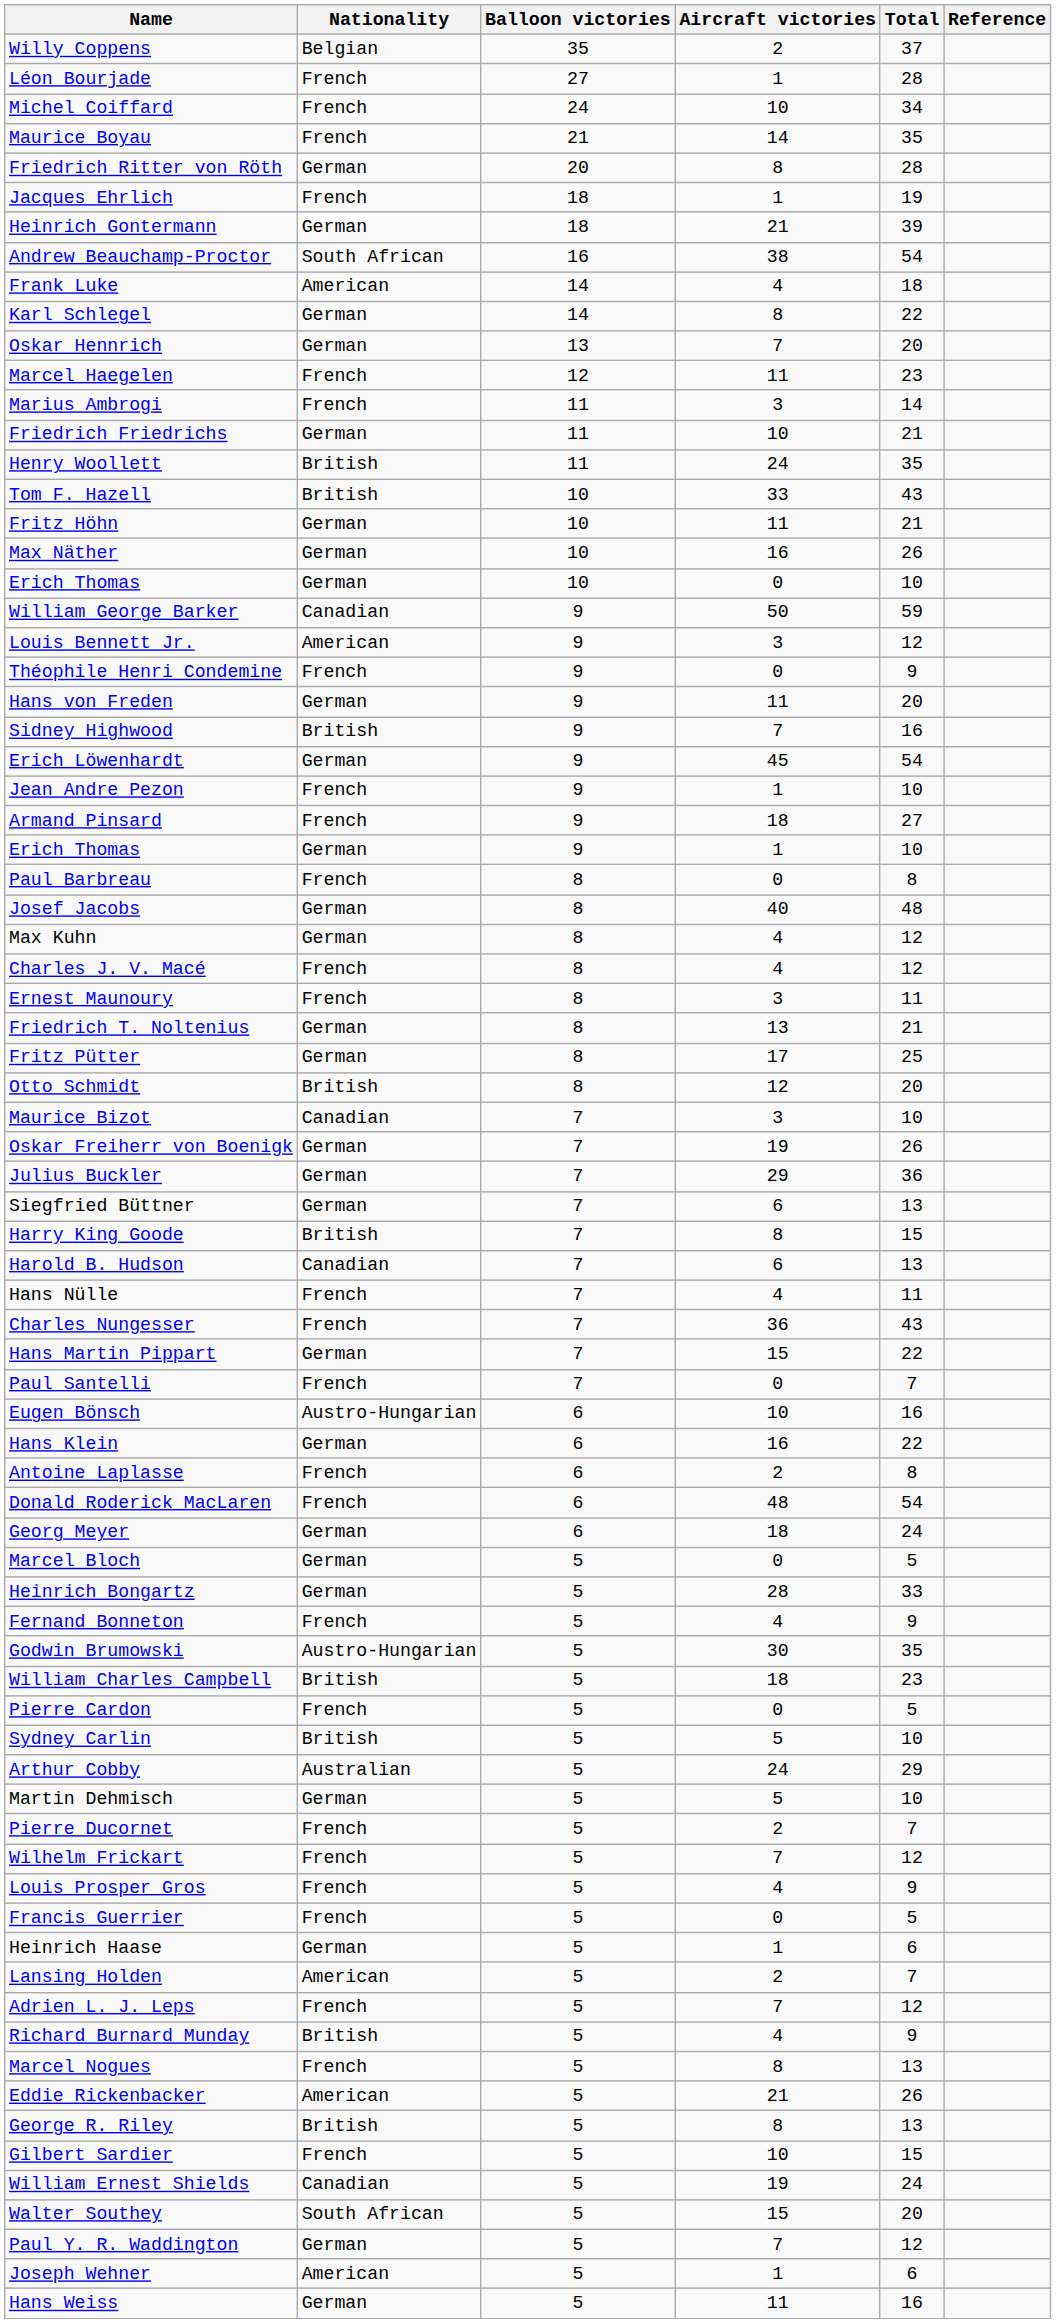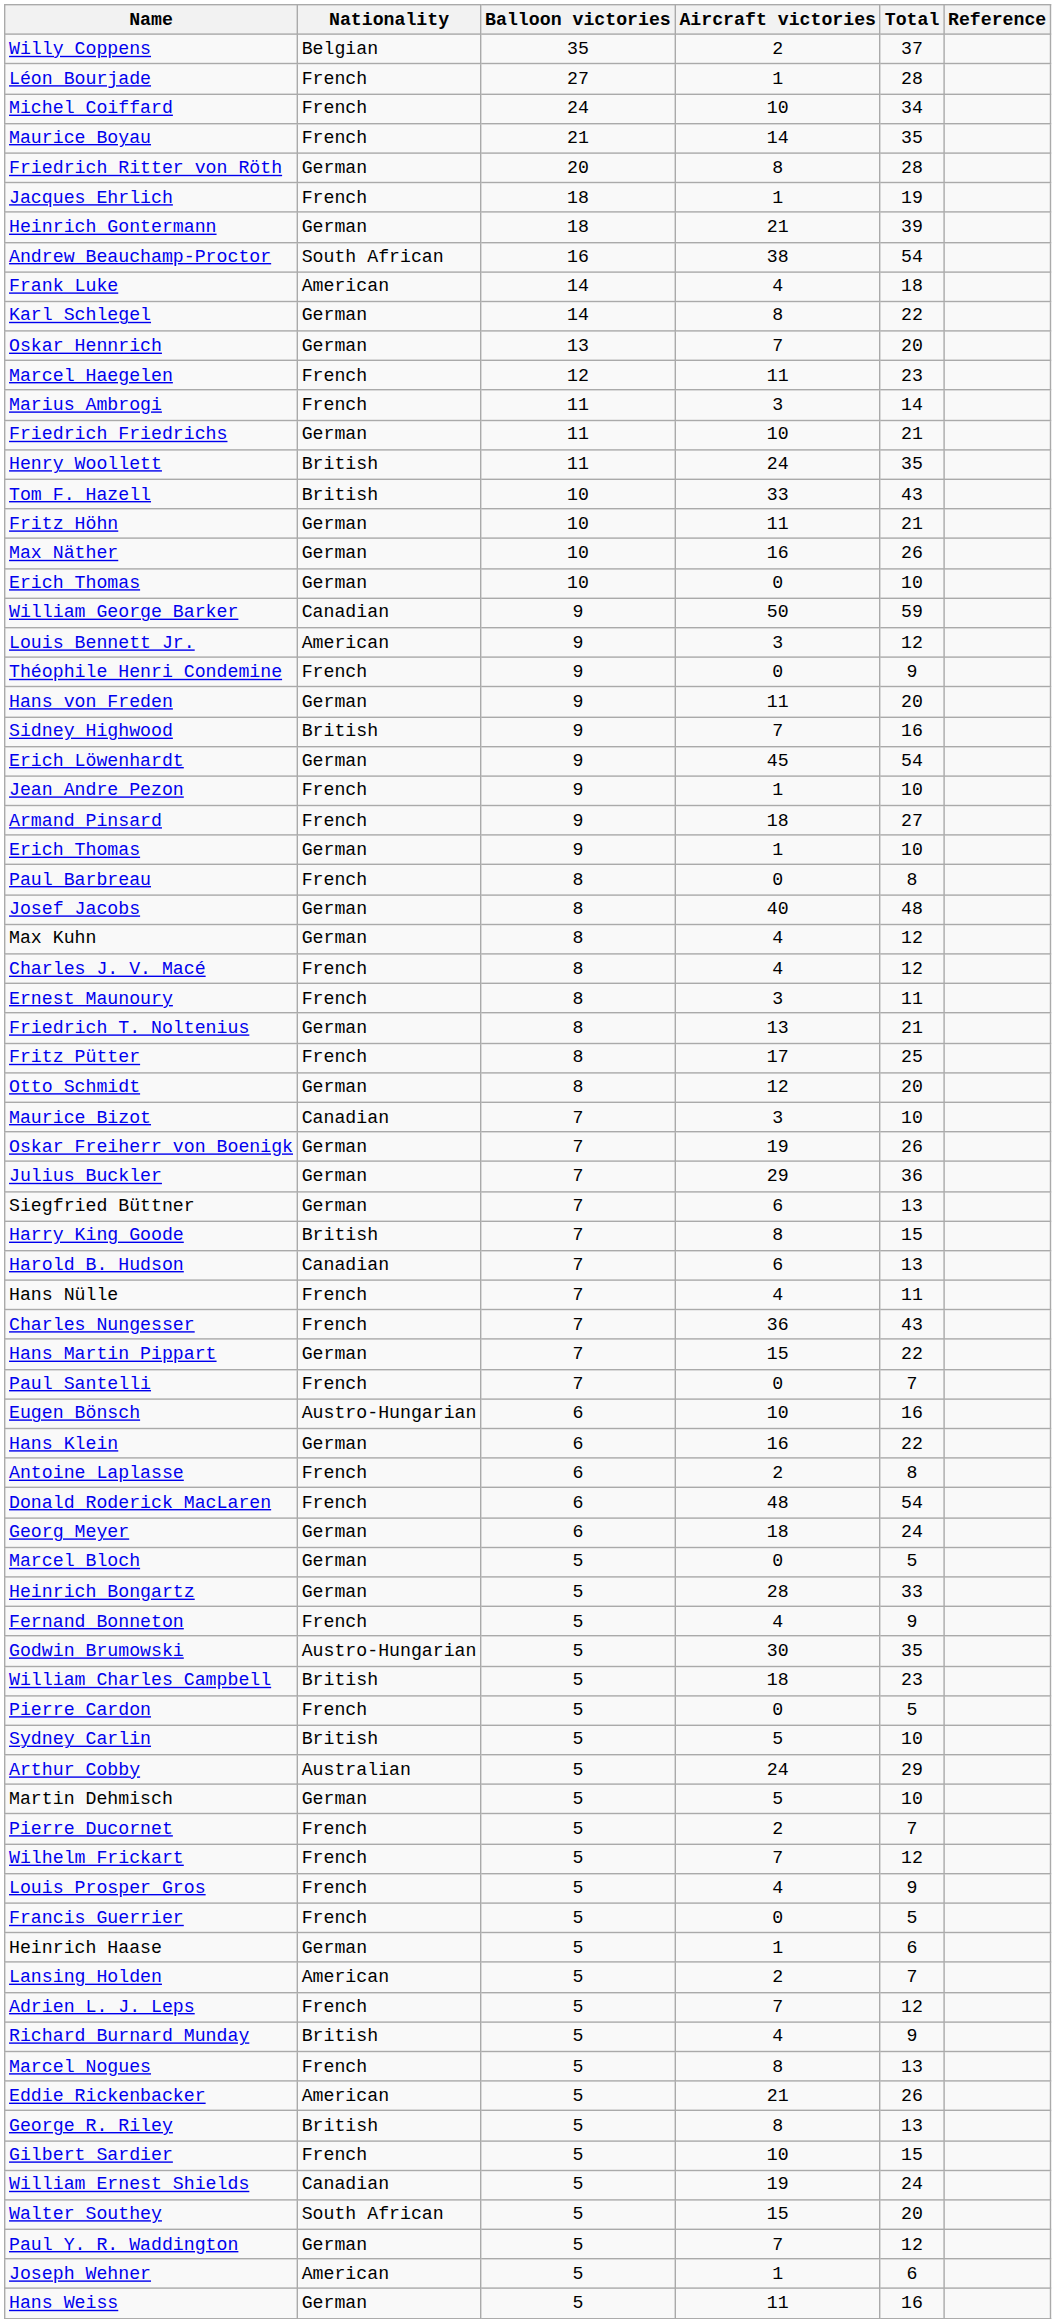(334, 1058) German -> (334, 1058) French
(340, 1087) British -> (334, 1087) German
